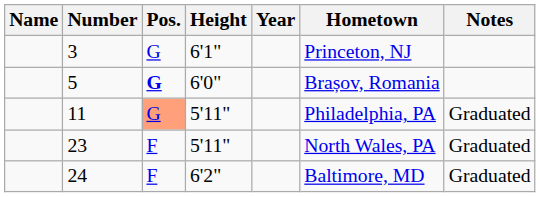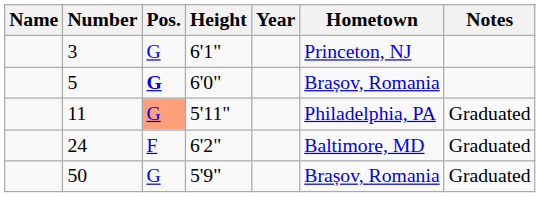- row: (77, 144)
+ row: (77, 176)
